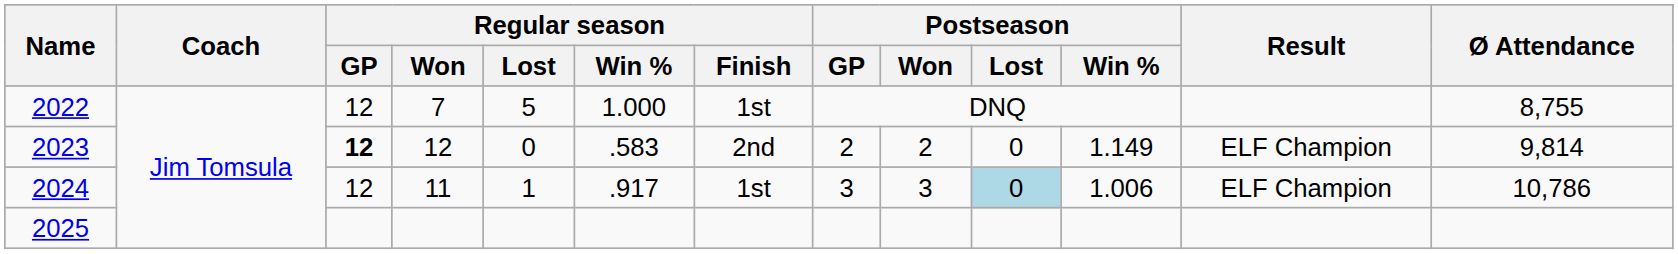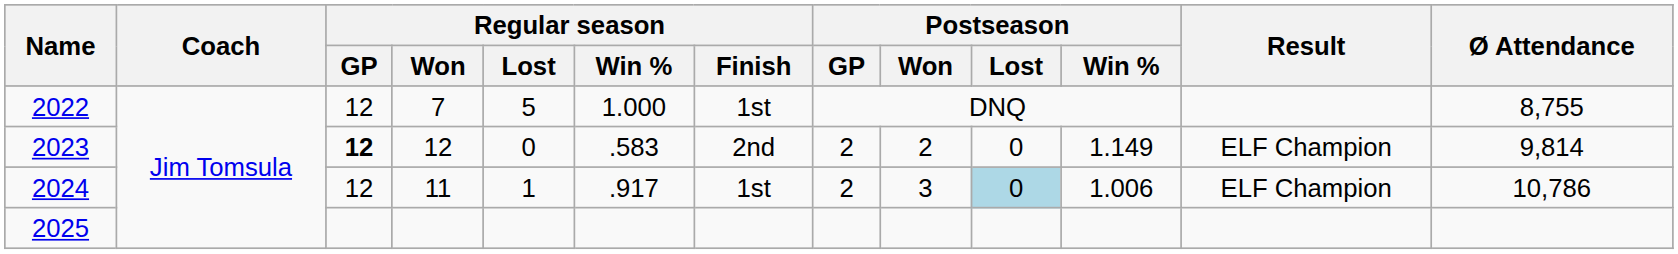(847, 188) 3 -> (847, 188) 2
